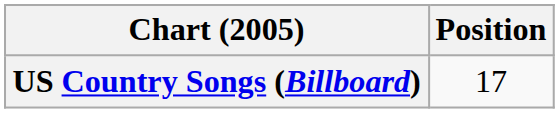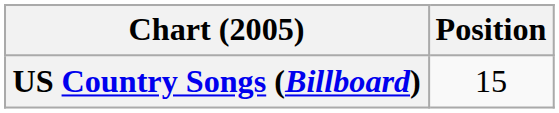(491, 81) 17 -> (491, 81) 15
